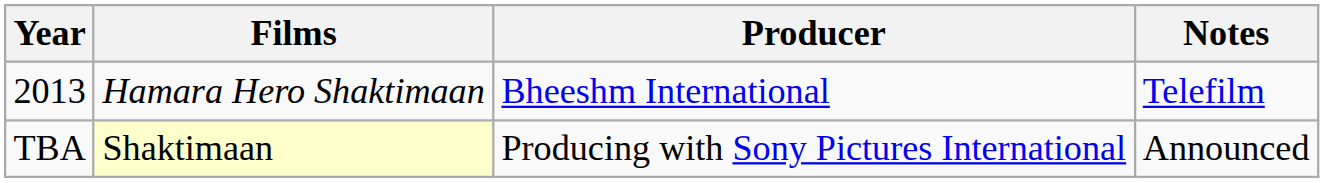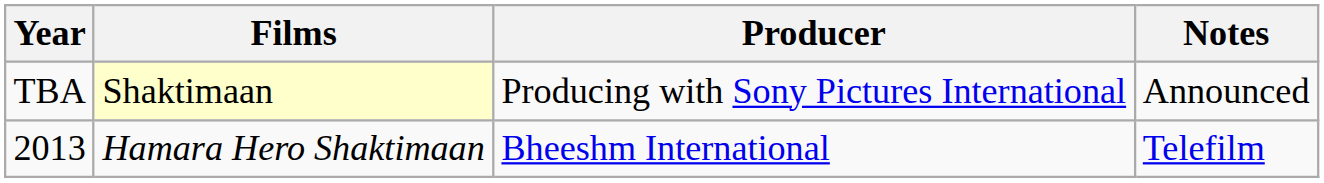rows swapped: (50, 90) <-> (50, 147)
